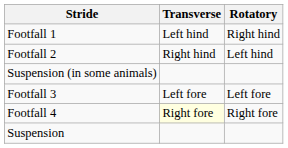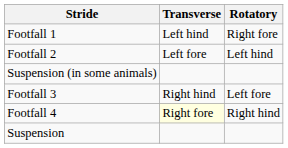(253, 34) Right hind -> (252, 34) Right fore
(189, 53) Right hind -> (184, 53) Left fore
(184, 93) Left fore -> (189, 93) Right hind
(252, 113) Right fore -> (253, 113) Right hind
